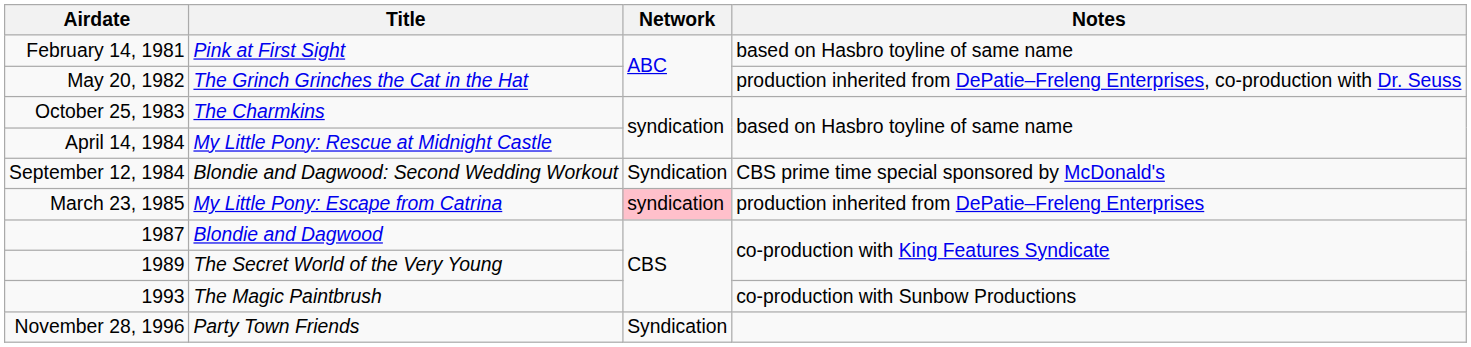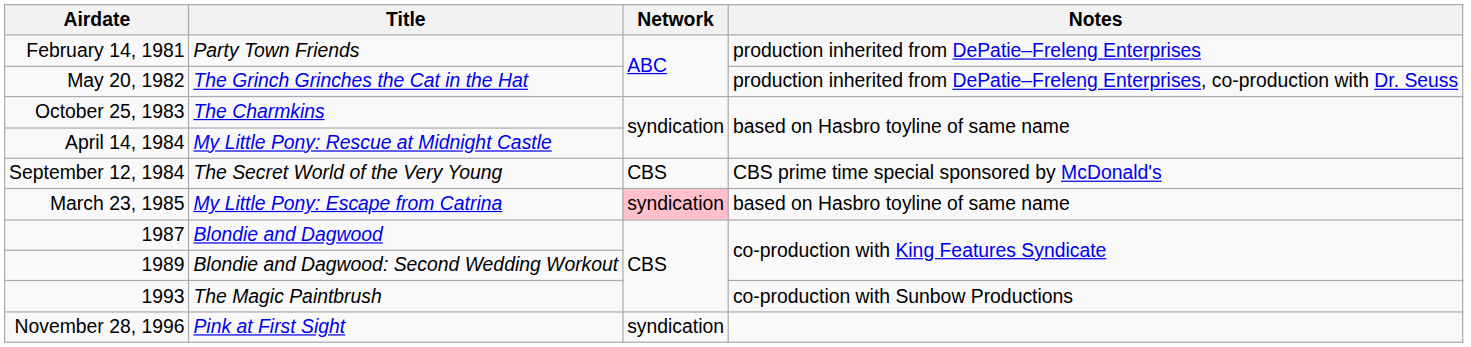(269, 50) Pink at First Sight -> (276, 50) Party Town Friends
(905, 50) based on Hasbro toyline of same name -> (967, 50) production inherited from DePatie–Freleng Enterprises
(406, 173) Blondie and Dagwood: Second Wedding Workout -> (348, 173) The Secret World of the Very Young
(677, 173) Syndication -> (647, 173) CBS
(970, 204) production inherited from DePatie–Freleng Enterprises -> (901, 204) based on Hasbro toyline of same name
(348, 265) The Secret World of the Very Young -> (406, 265) Blondie and Dagwood: Second Wedding Workout
(276, 326) Party Town Friends -> (269, 326) Pink at First Sight
(677, 326) Syndication -> (676, 326) syndication
